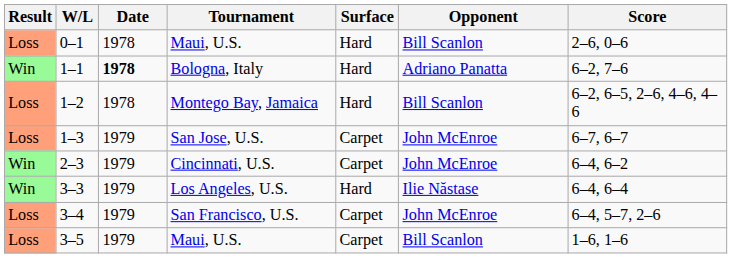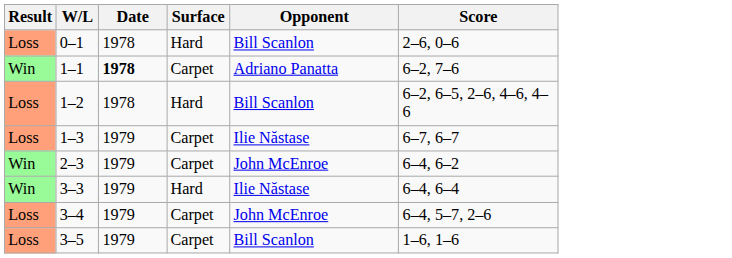- column: (251, 17)
(356, 68) Hard -> (192, 68) Carpet
(450, 138) John McEnroe -> (271, 138) Ilie Năstase
